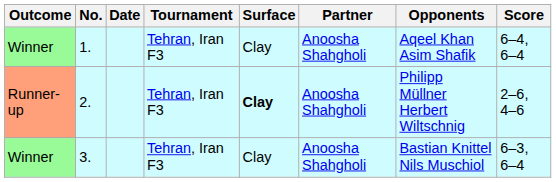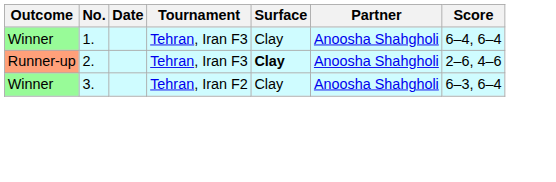- column: (447, 15)
(185, 157) Tehran, Iran F3 -> (199, 84) Tehran, Iran F2
